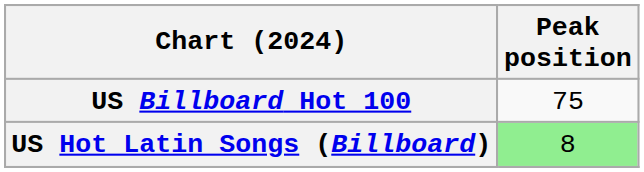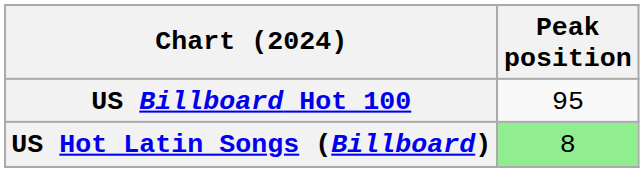(568, 101) 75 -> (568, 101) 95
